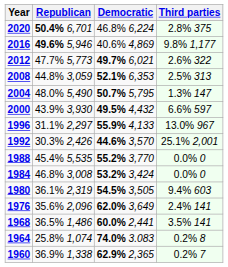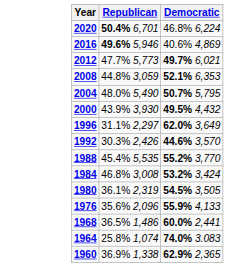- column: (190, 13)
(125, 125) 55.9% 4,133 -> (192, 125) 62.0% 3,649
(125, 206) 62.0% 3,649 -> (192, 206) 55.9% 4,133
